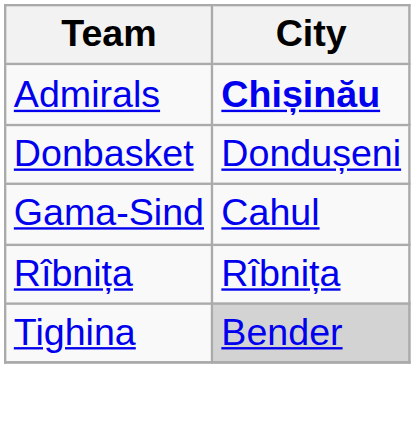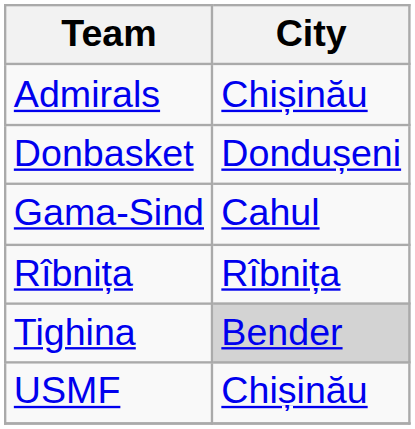(301, 93) bold -> (295, 93) normal
+ row: (67, 392)
